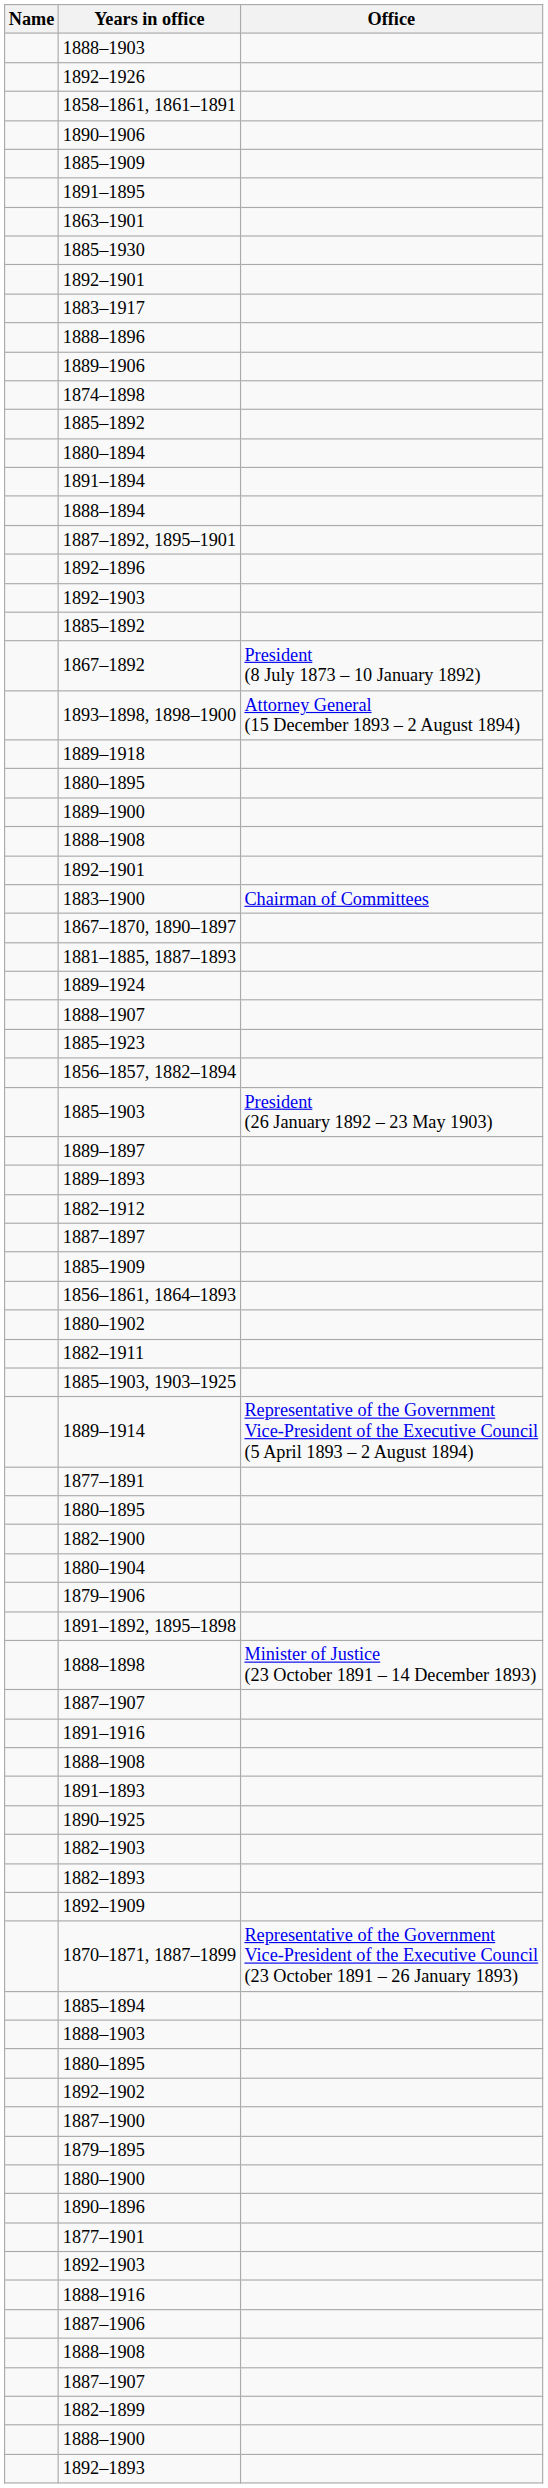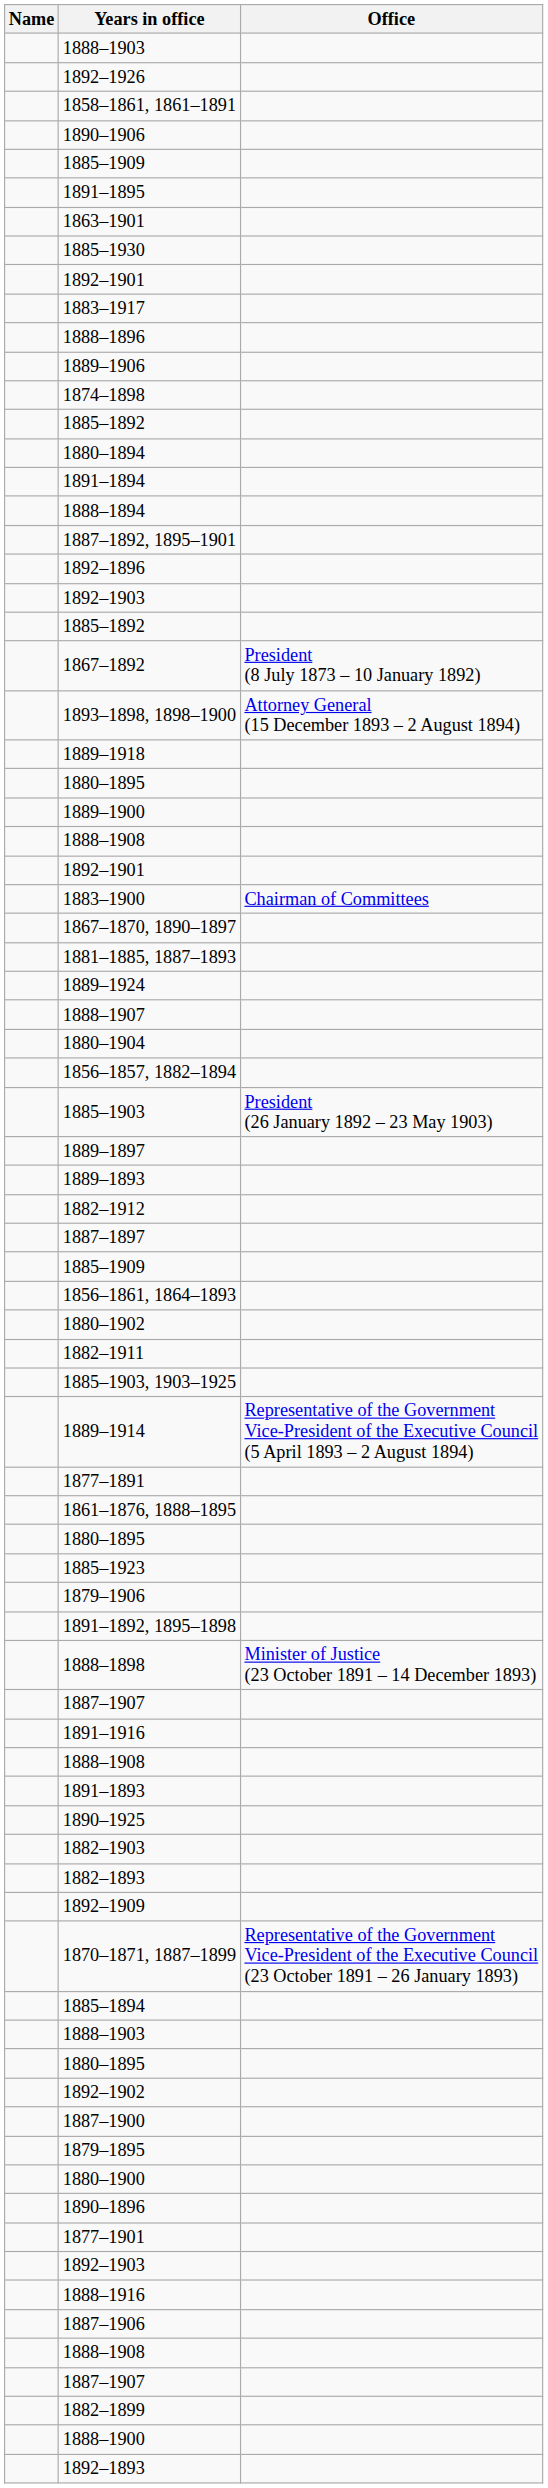rows swapped: (104, 1567) <-> (104, 1043)
+ row: (149, 1510)
- row: (104, 1539)
